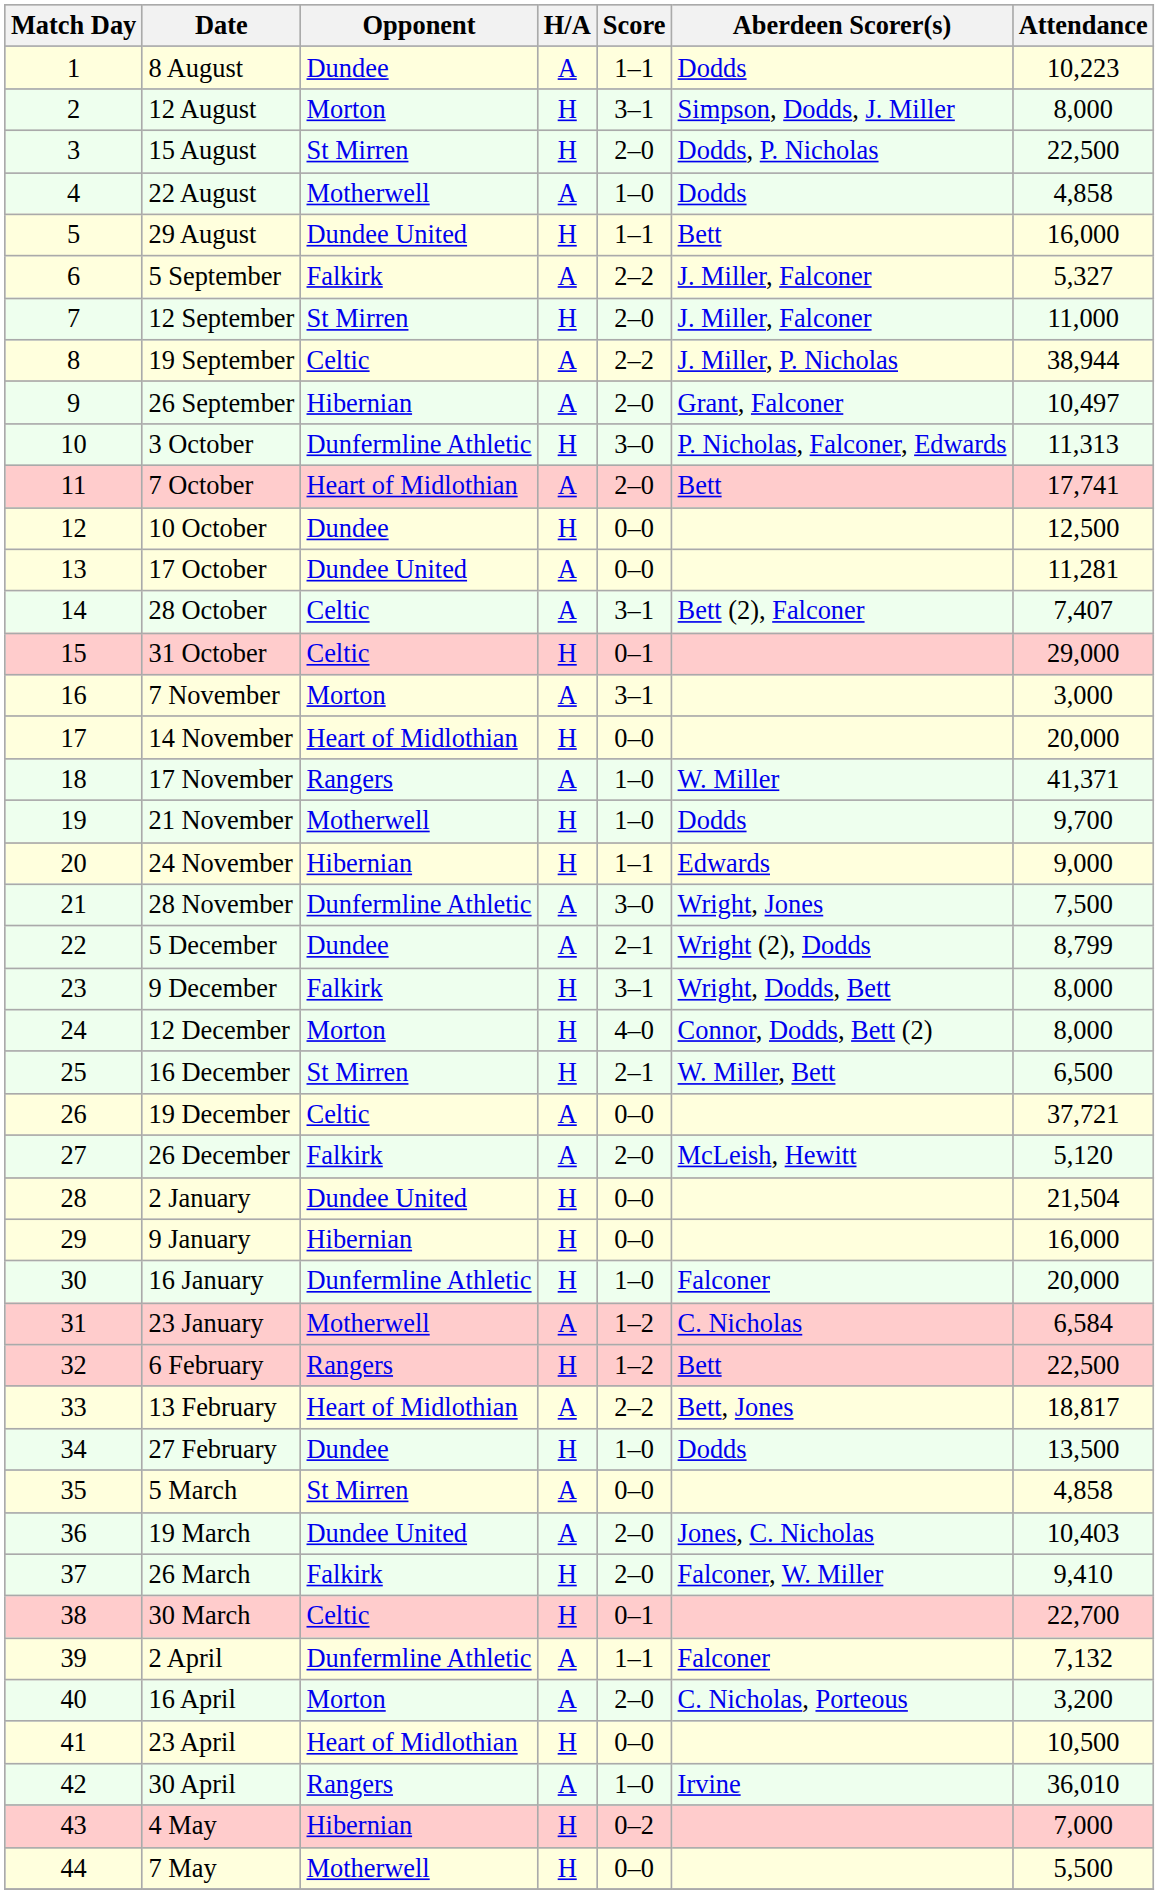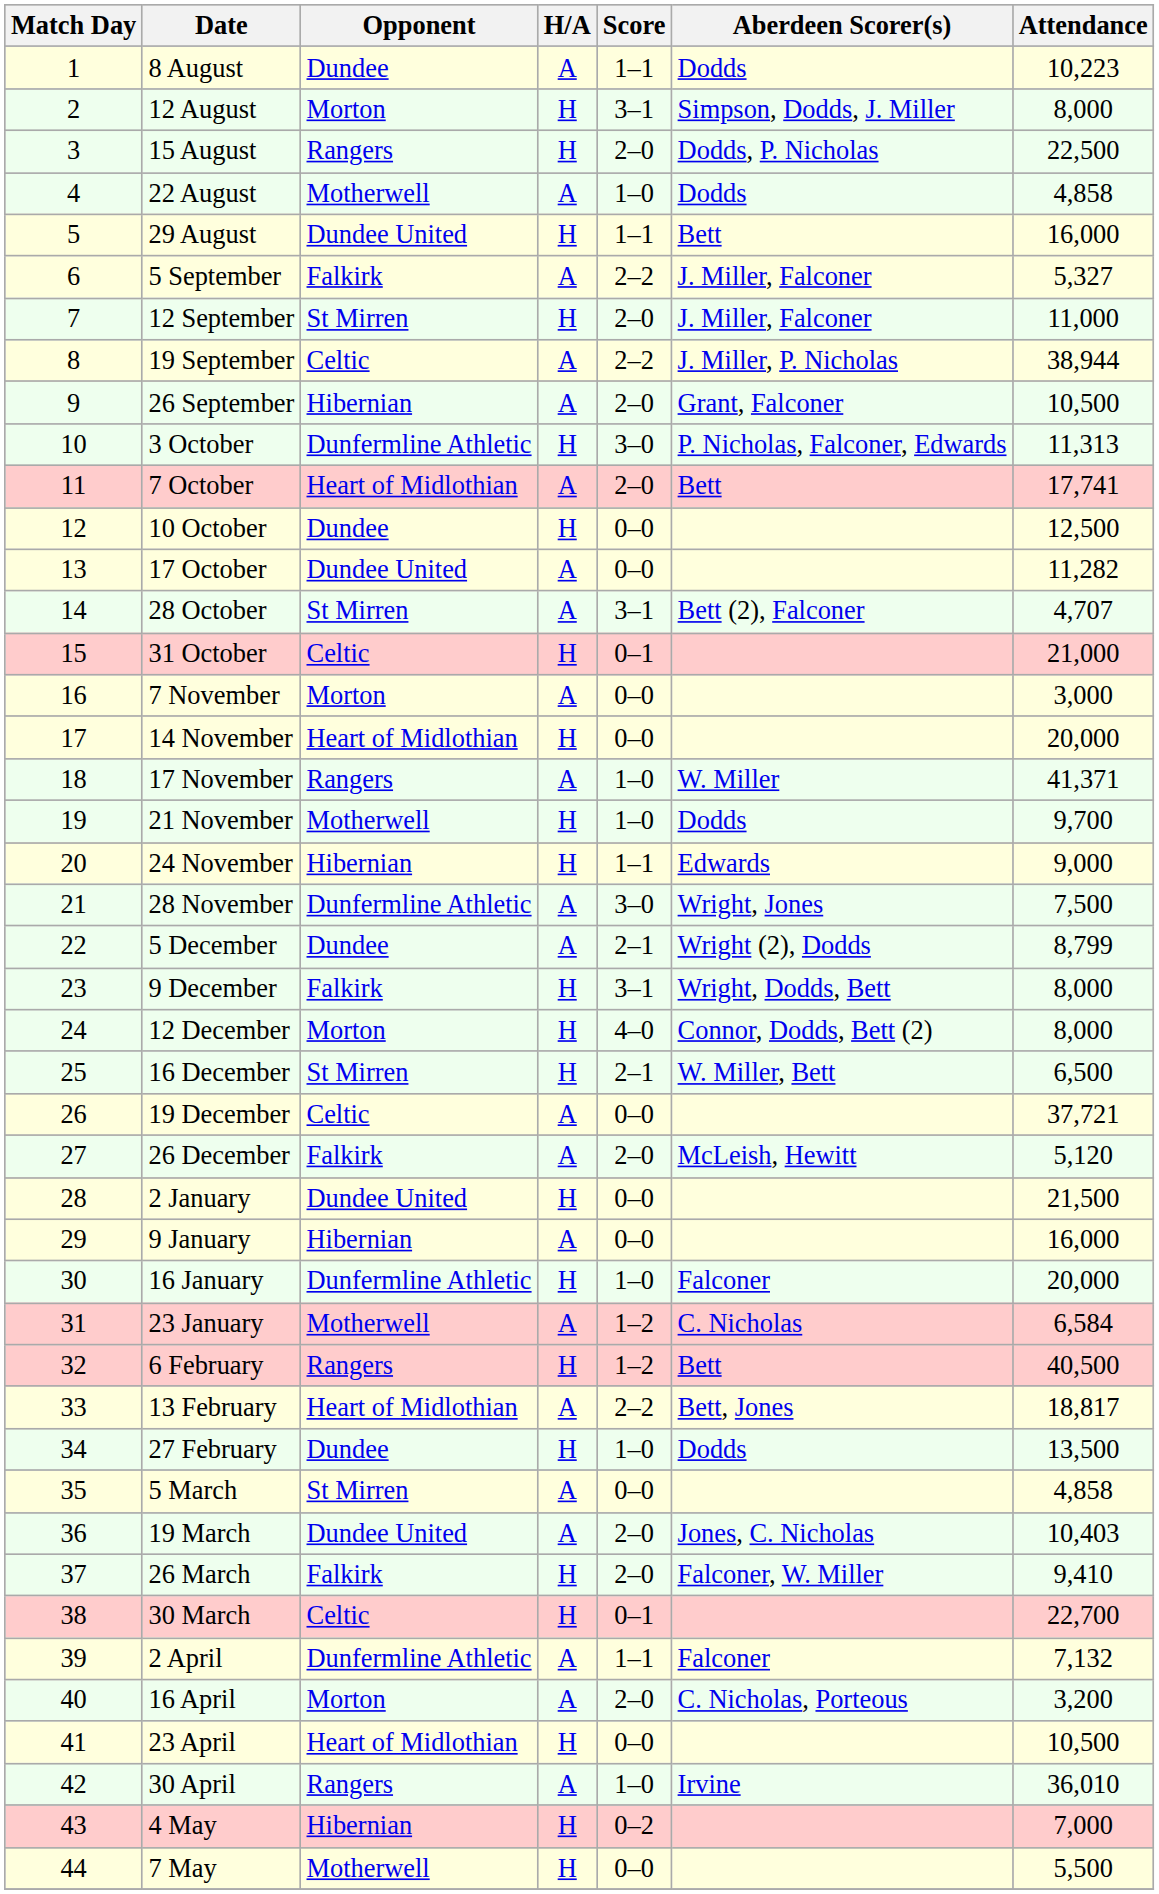(357, 151) St Mirren -> (350, 151) Rangers
(1083, 402) 10,497 -> (1083, 402) 10,500
(1083, 569) 11,281 -> (1083, 569) 11,282
(338, 611) Celtic -> (357, 611) St Mirren
(1083, 611) 7,407 -> (1083, 611) 4,707
(1083, 653) 29,000 -> (1083, 653) 21,000
(634, 695) 3–1 -> (634, 695) 0–0
(1083, 1197) 21,504 -> (1083, 1197) 21,500
(567, 1239) H -> (567, 1239) A
(1083, 1365) 22,500 -> (1083, 1365) 40,500
